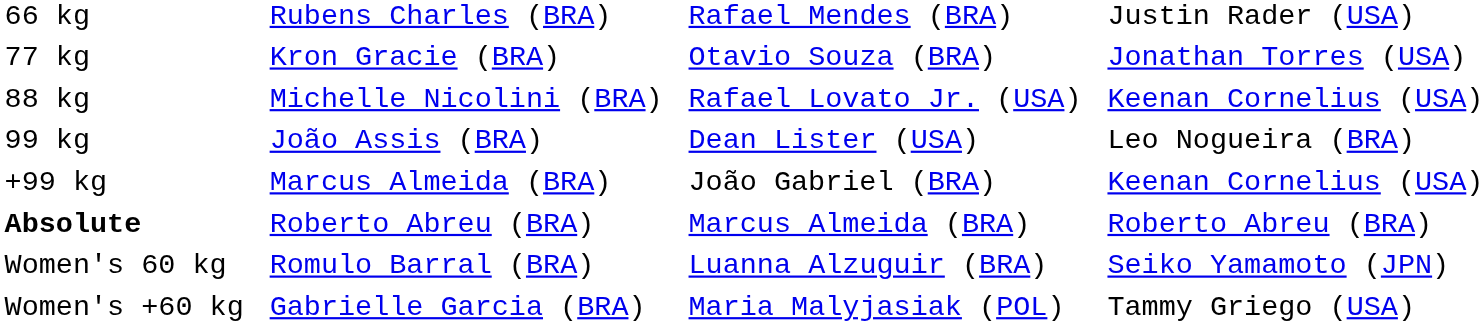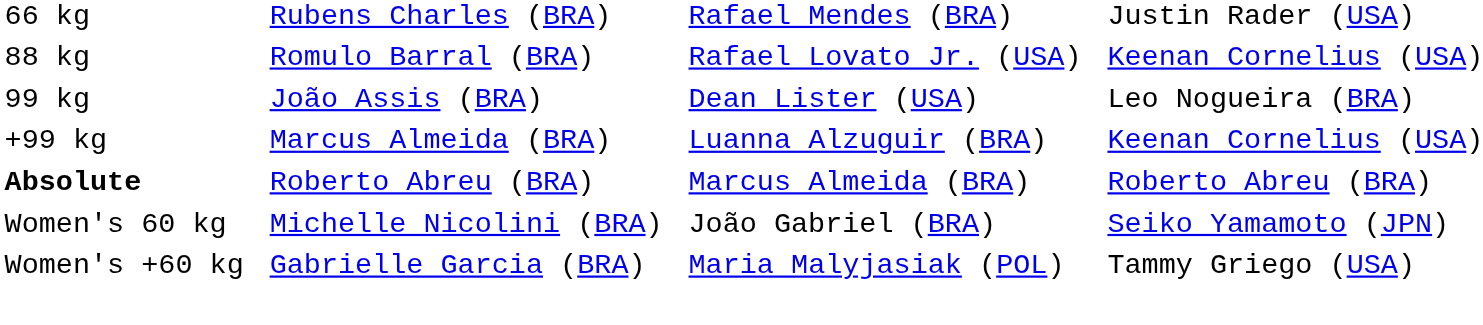- row: (47, 58)
(458, 99) Michelle Nicolini (BRA) -> (423, 58) Romulo Barral (BRA)
(834, 182) João Gabriel (BRA) -> (859, 141) Luanna Alzuguir (BRA)
(423, 266) Romulo Barral (BRA) -> (458, 224) Michelle Nicolini (BRA)
(859, 266) Luanna Alzuguir (BRA) -> (834, 224) João Gabriel (BRA)
